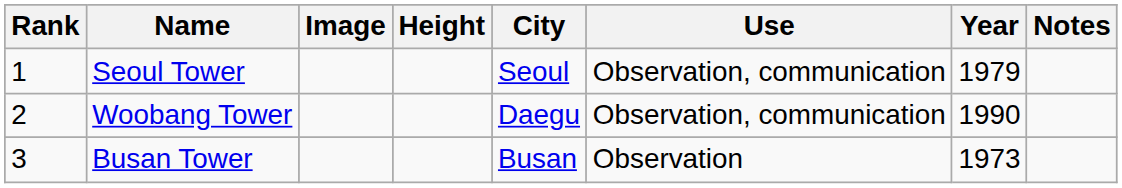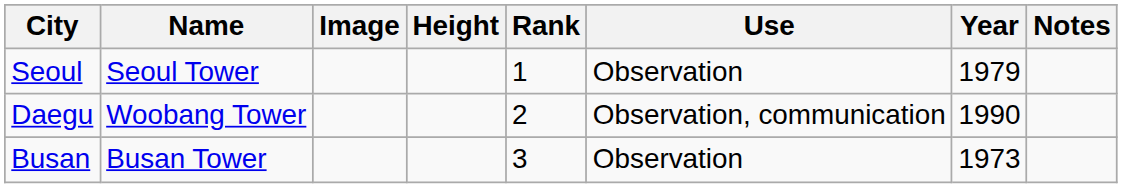columns swapped: (45, 26) <-> (539, 26)
(769, 70) Observation, communication -> (668, 70) Observation
